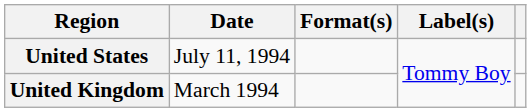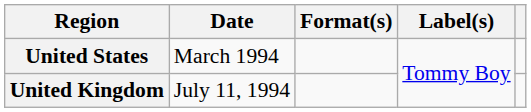(232, 55) July 11, 1994 -> (226, 55) March 1994
(226, 90) March 1994 -> (232, 90) July 11, 1994
